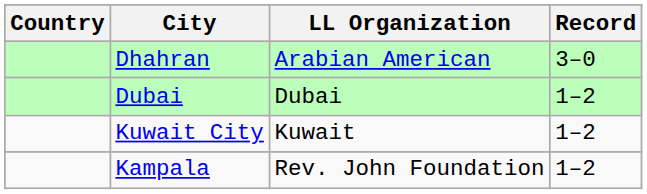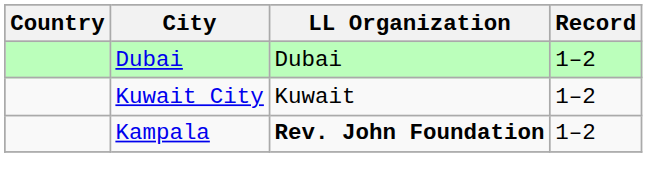- row: (163, 60)
(410, 170) normal -> (410, 133) bold
